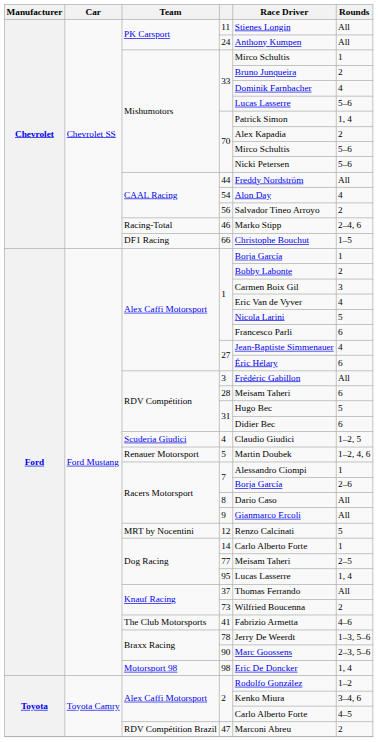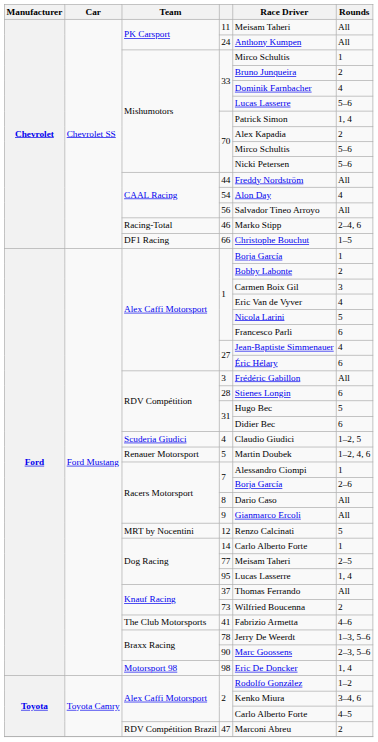(263, 26) Stienes Longin -> (263, 26) Meisam Taheri
(340, 210) 2 -> (344, 210) All
(263, 393) Meisam Taheri -> (263, 393) Stienes Longin
